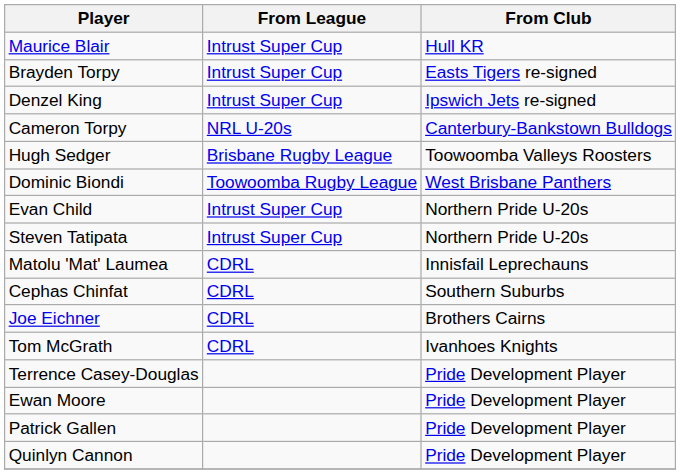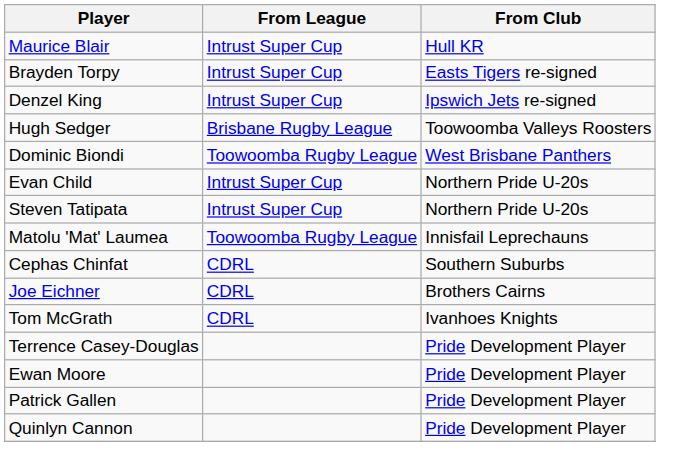- row: (68, 128)
(230, 264) CDRL -> (312, 237) Toowoomba Rugby League
